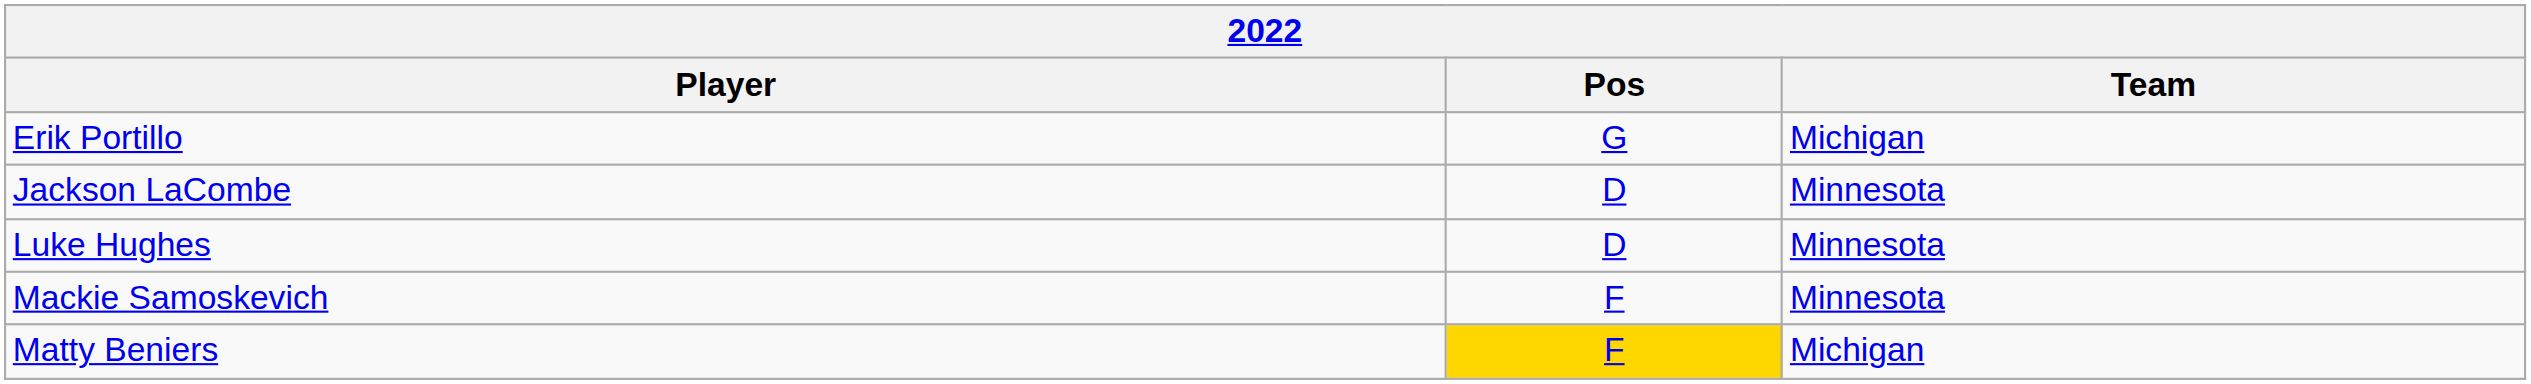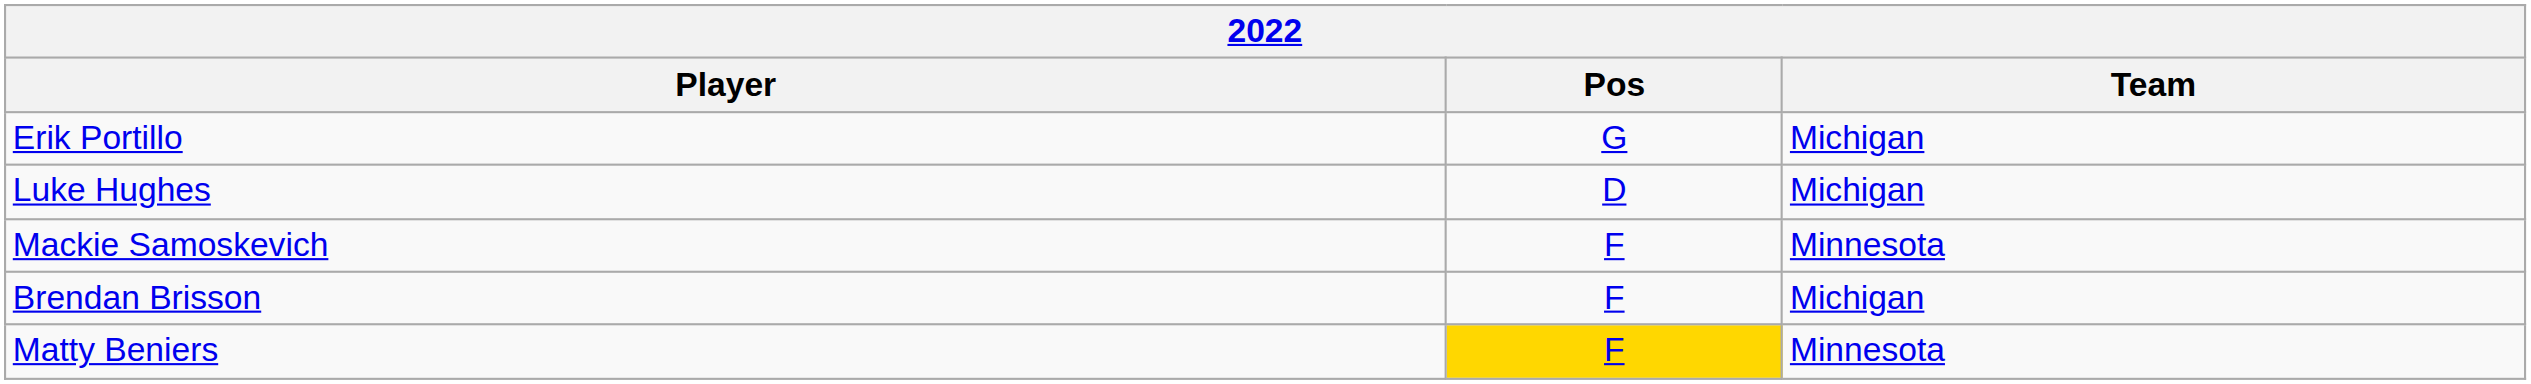- row: (152, 191)
(1867, 244) Minnesota -> (1857, 191) Michigan
+ row: (137, 297)
(1857, 350) Michigan -> (1867, 350) Minnesota
